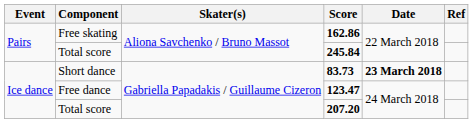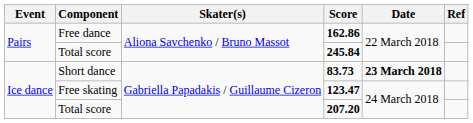(88, 33) Free skating -> (84, 33) Free dance
(84, 90) Free dance -> (88, 90) Free skating
